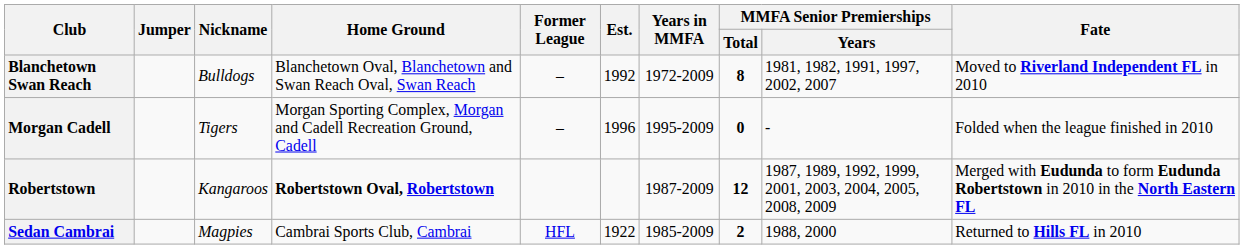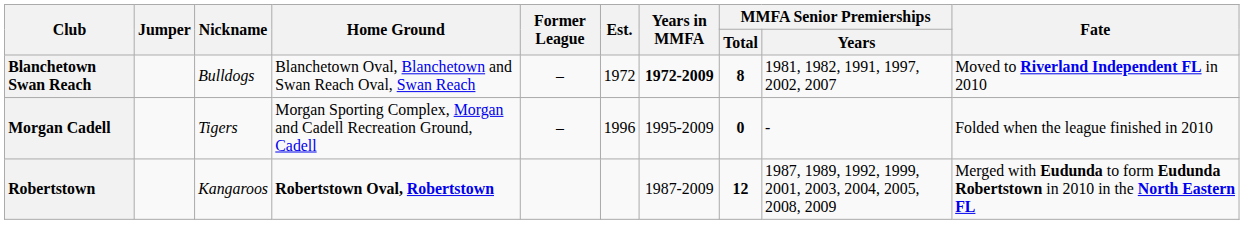(619, 76) 1992 -> (619, 76) 1972
(679, 76) normal -> (679, 76) bold
- row: (61, 231)
